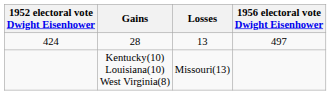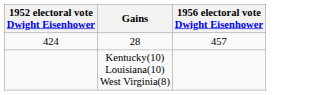- column: (202, 18)
(279, 41) 497 -> (219, 41) 457
